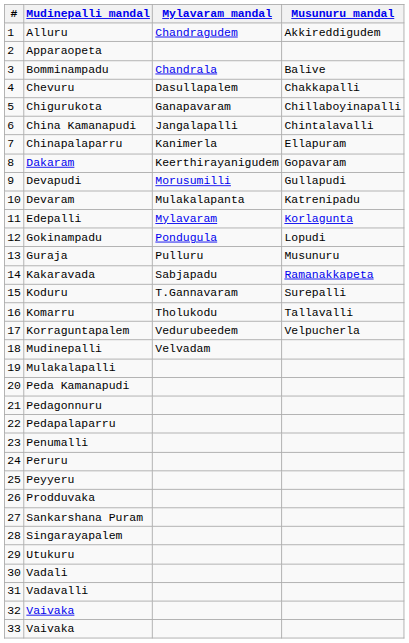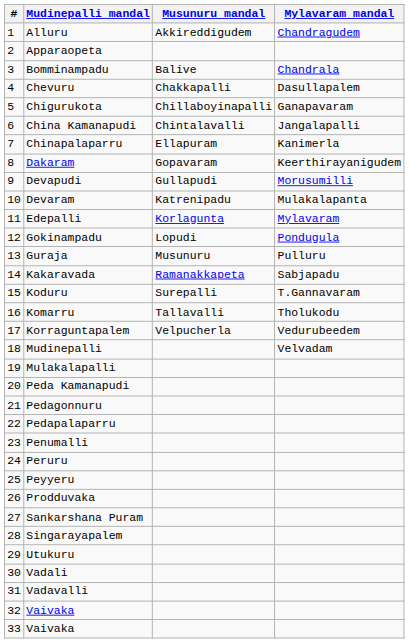columns swapped: (343, 14) <-> (217, 14)
